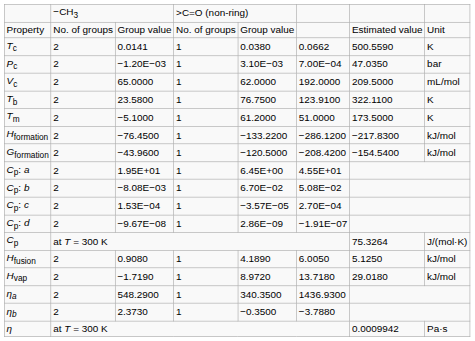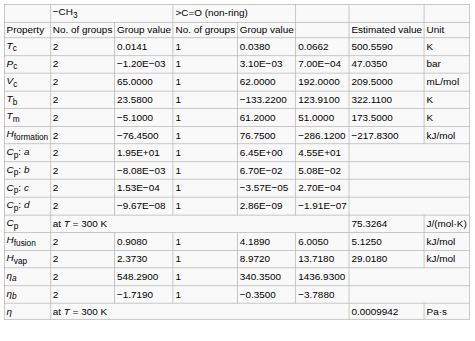(267, 100) 76.7500 -> (267, 100) −133.2200
(267, 135) −133.2200 -> (267, 135) 76.7500
- row: (28, 153)
(144, 277) −1.7190 -> (144, 259) 2.3730
(144, 312) 2.3730 -> (144, 295) −1.7190
